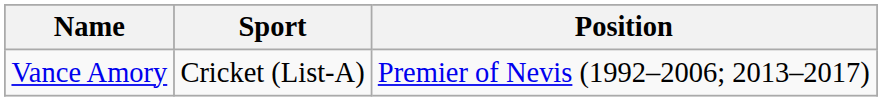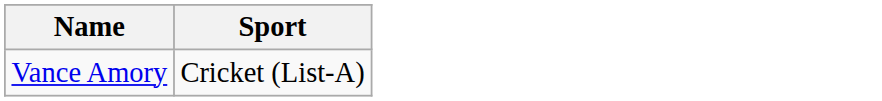- column: (624, 27)
